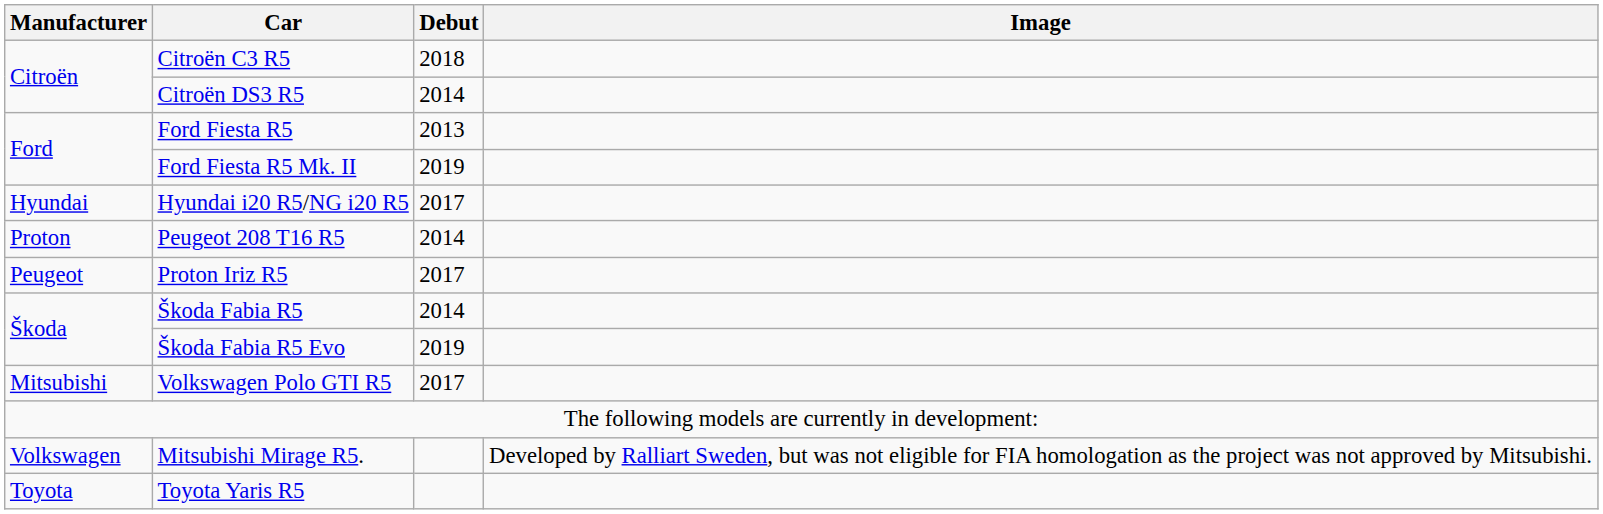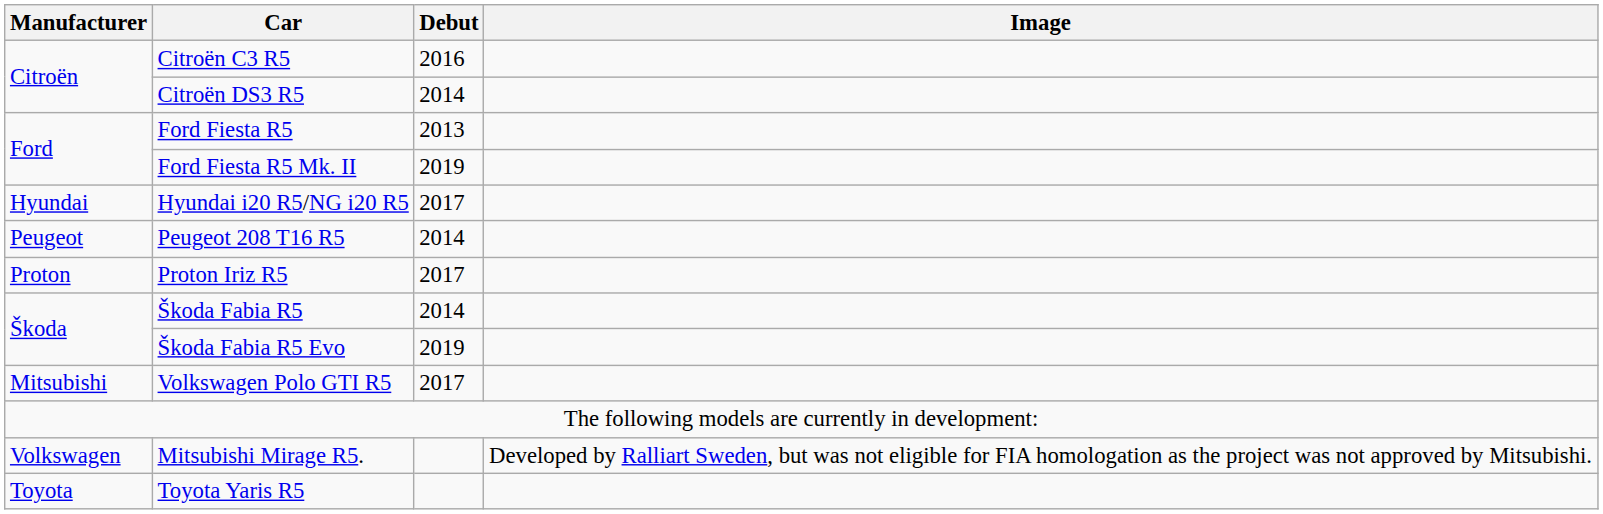(442, 58) 2018 -> (442, 58) 2016
(40, 238) Proton -> (47, 238) Peugeot
(47, 274) Peugeot -> (40, 274) Proton
